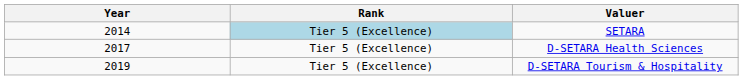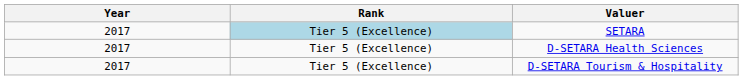(117, 31) 2014 -> (117, 31) 2017
(117, 66) 2019 -> (117, 66) 2017
